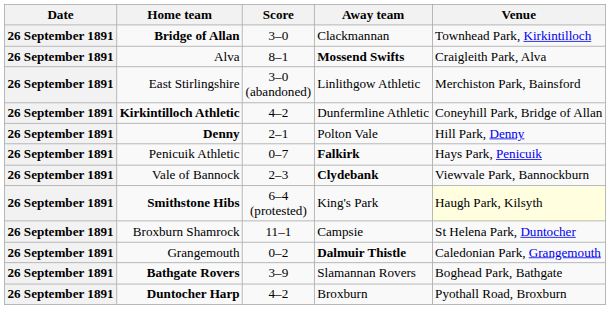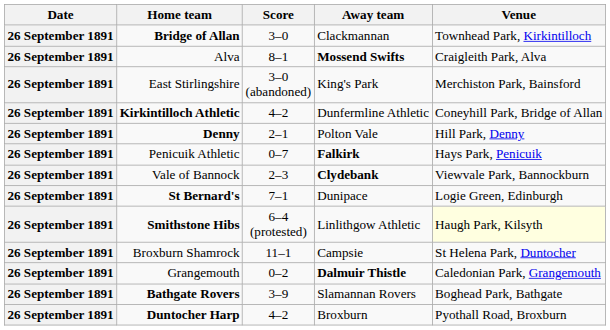(369, 84) Linlithgow Athletic -> (348, 84) King's Park
+ row: (204, 196)
(348, 203) King's Park -> (369, 224) Linlithgow Athletic
